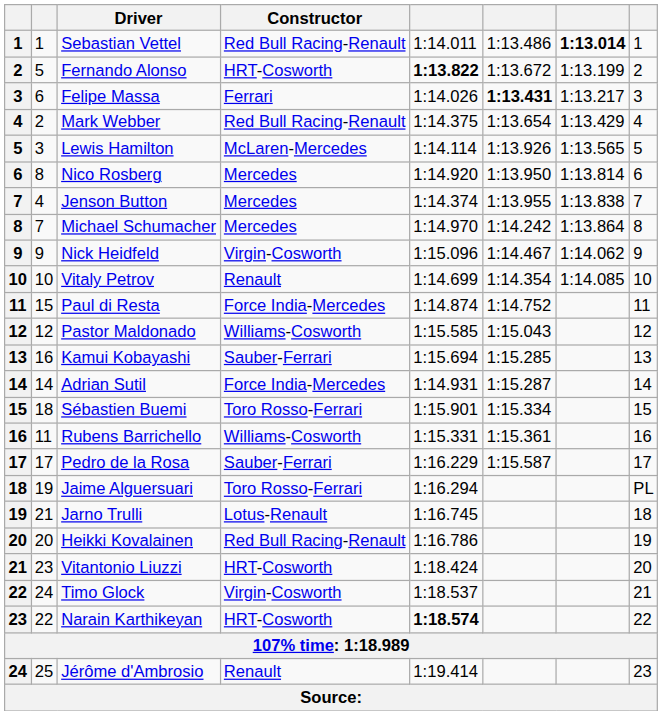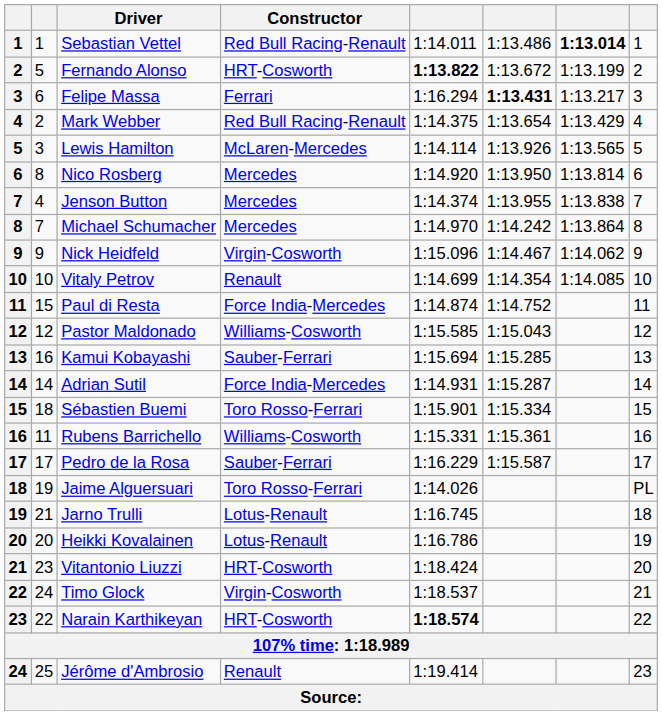(446, 96) 1:14.026 -> (446, 96) 1:16.294
(446, 488) 1:16.294 -> (446, 488) 1:14.026
(315, 540) Red Bull Racing-Renault -> (276, 540) Lotus-Renault
